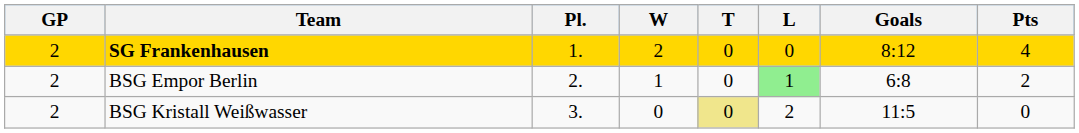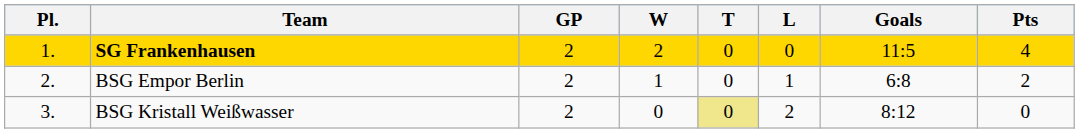columns swapped: (576, 19) <-> (55, 19)
(898, 50) 8:12 -> (898, 50) 11:5
(789, 81) lightgreen background -> (789, 81) no background
(898, 111) 11:5 -> (898, 111) 8:12
